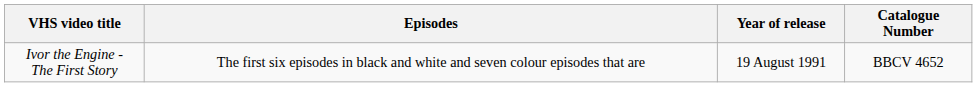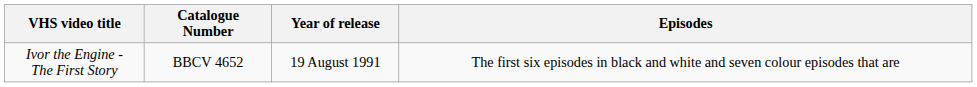columns swapped: (908, 23) <-> (431, 23)
